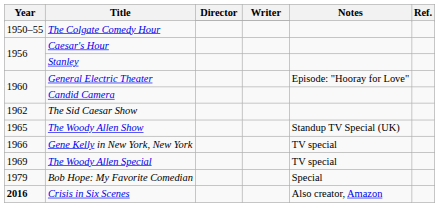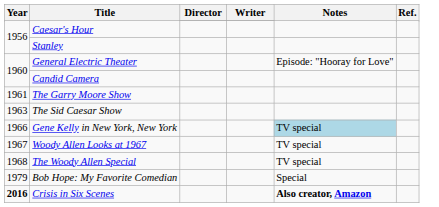- row: (104, 29)
+ row: (82, 95)
(17, 111) 1962 -> (17, 111) 1963
- row: (96, 128)
(314, 144) no background -> (299, 128) lightblue background
+ row: (89, 144)
(17, 161) 1969 -> (17, 161) 1968
(337, 194) normal -> (324, 194) bold
